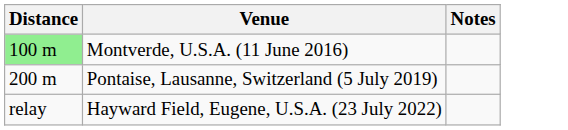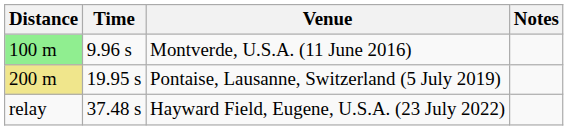+ column: (114, 19)
(33, 79) no background -> (33, 79) khaki background
